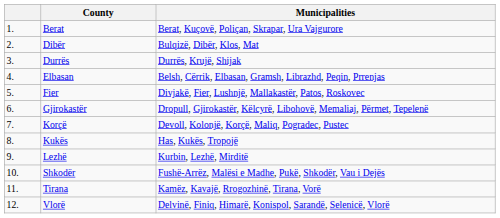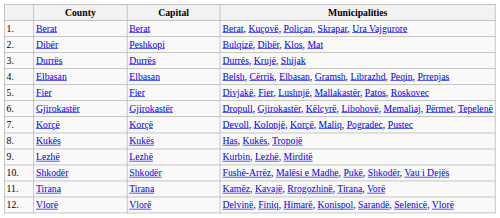+ column: (174, 12)
